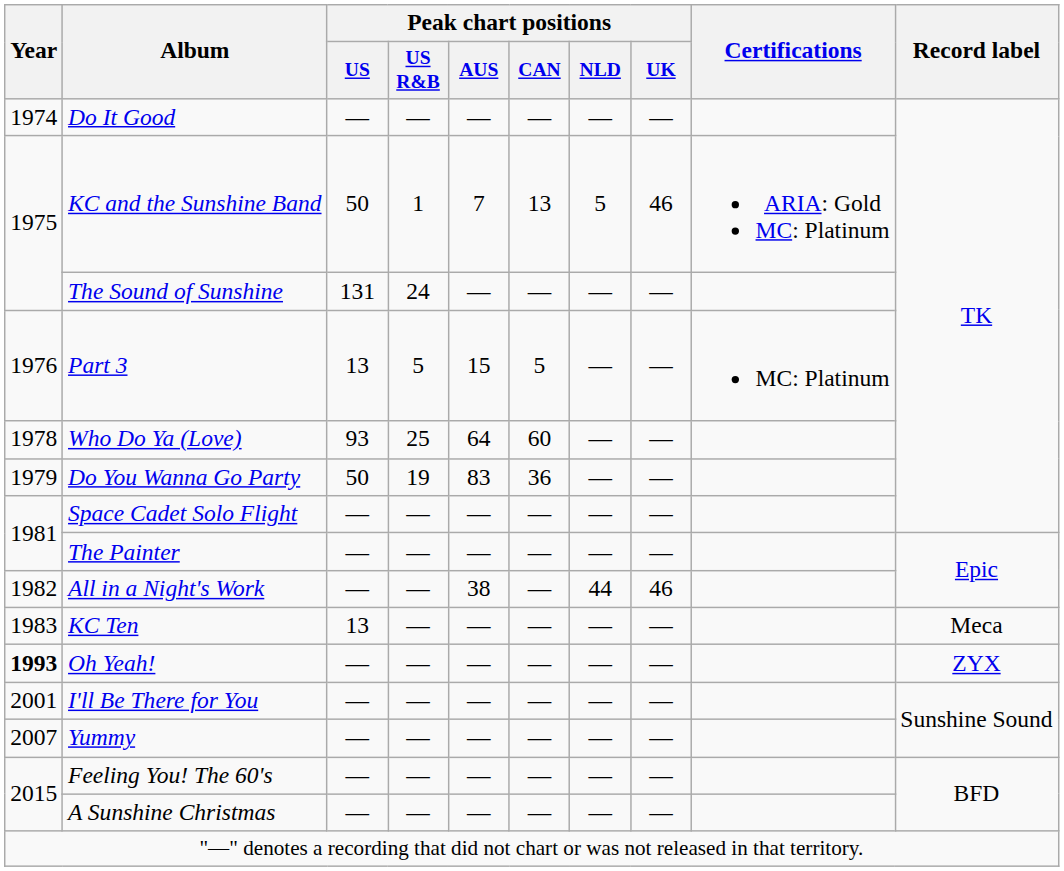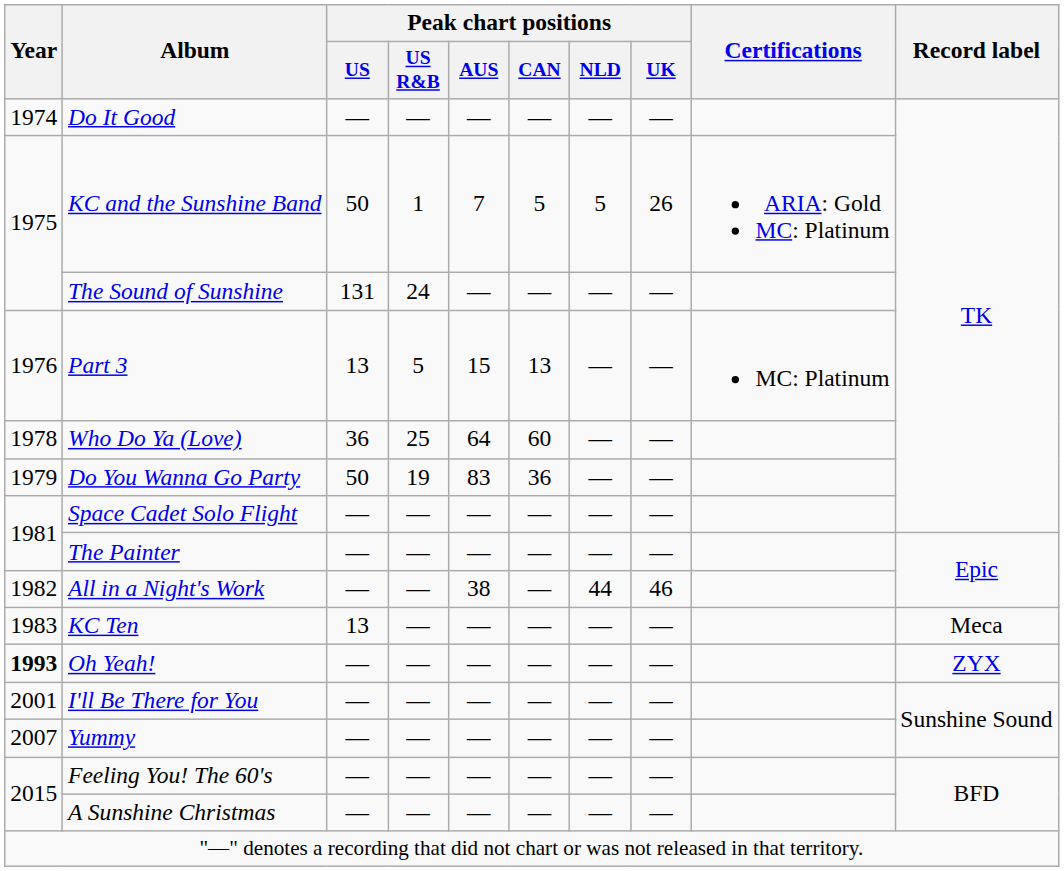(539, 204) 13 -> (539, 204) 5
(661, 204) 46 -> (661, 204) 26
(539, 365) 5 -> (539, 365) 13
(357, 439) 93 -> (357, 439) 36
